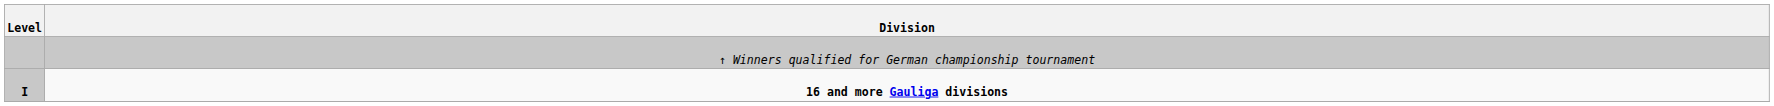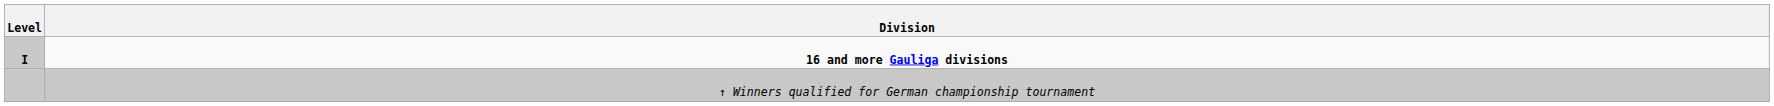rows swapped: (907, 59) <-> (907, 92)
